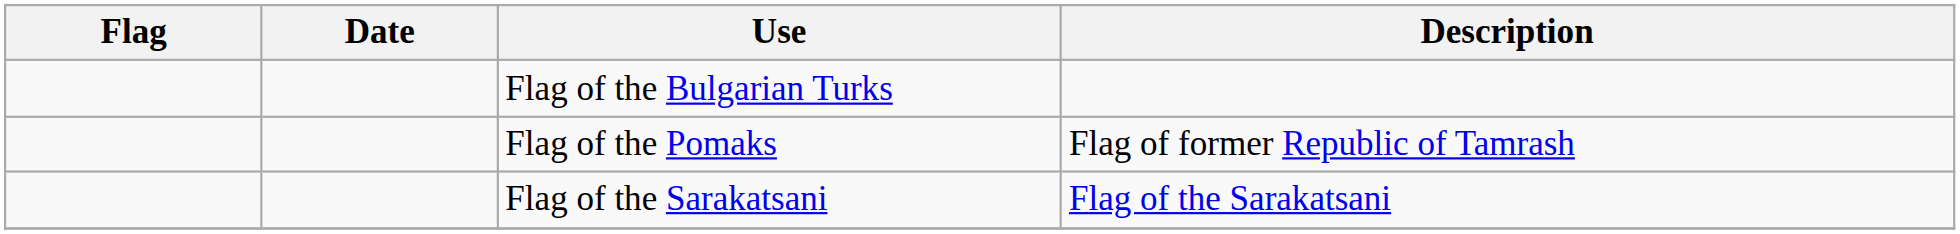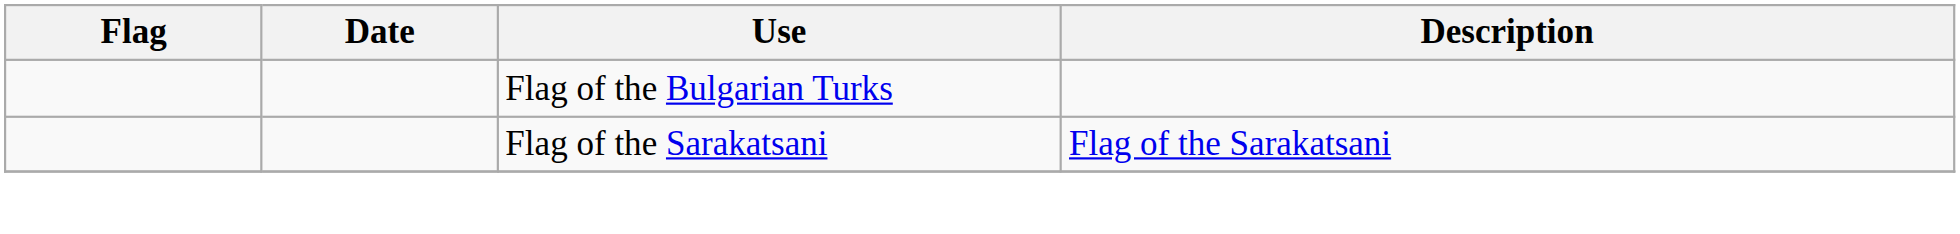- row: (641, 143)
